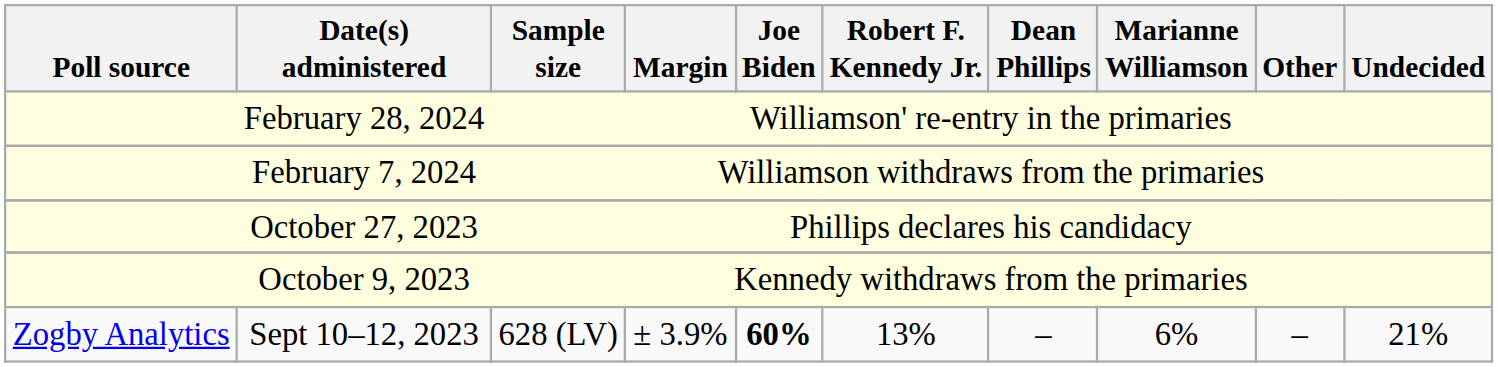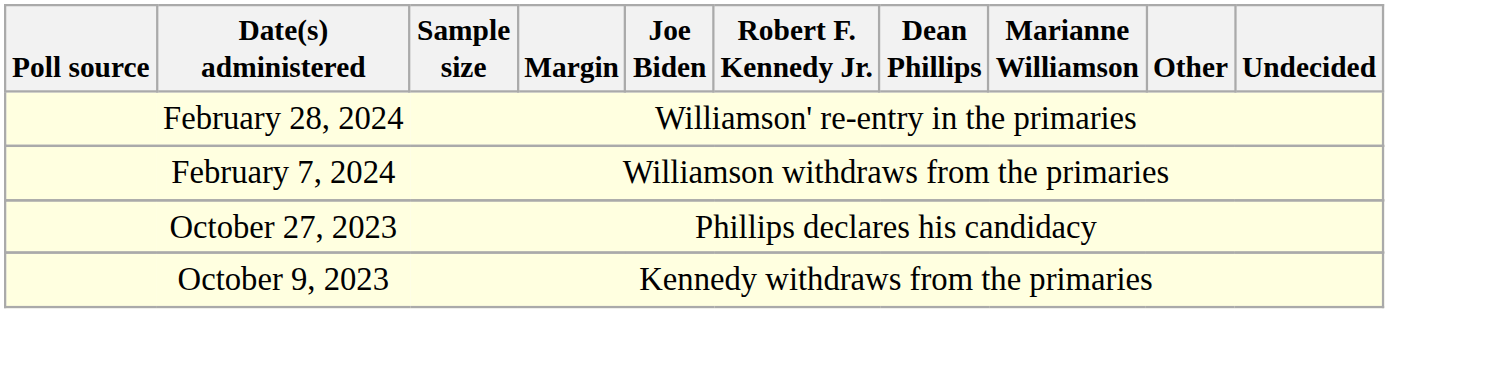- row: (364, 334)
